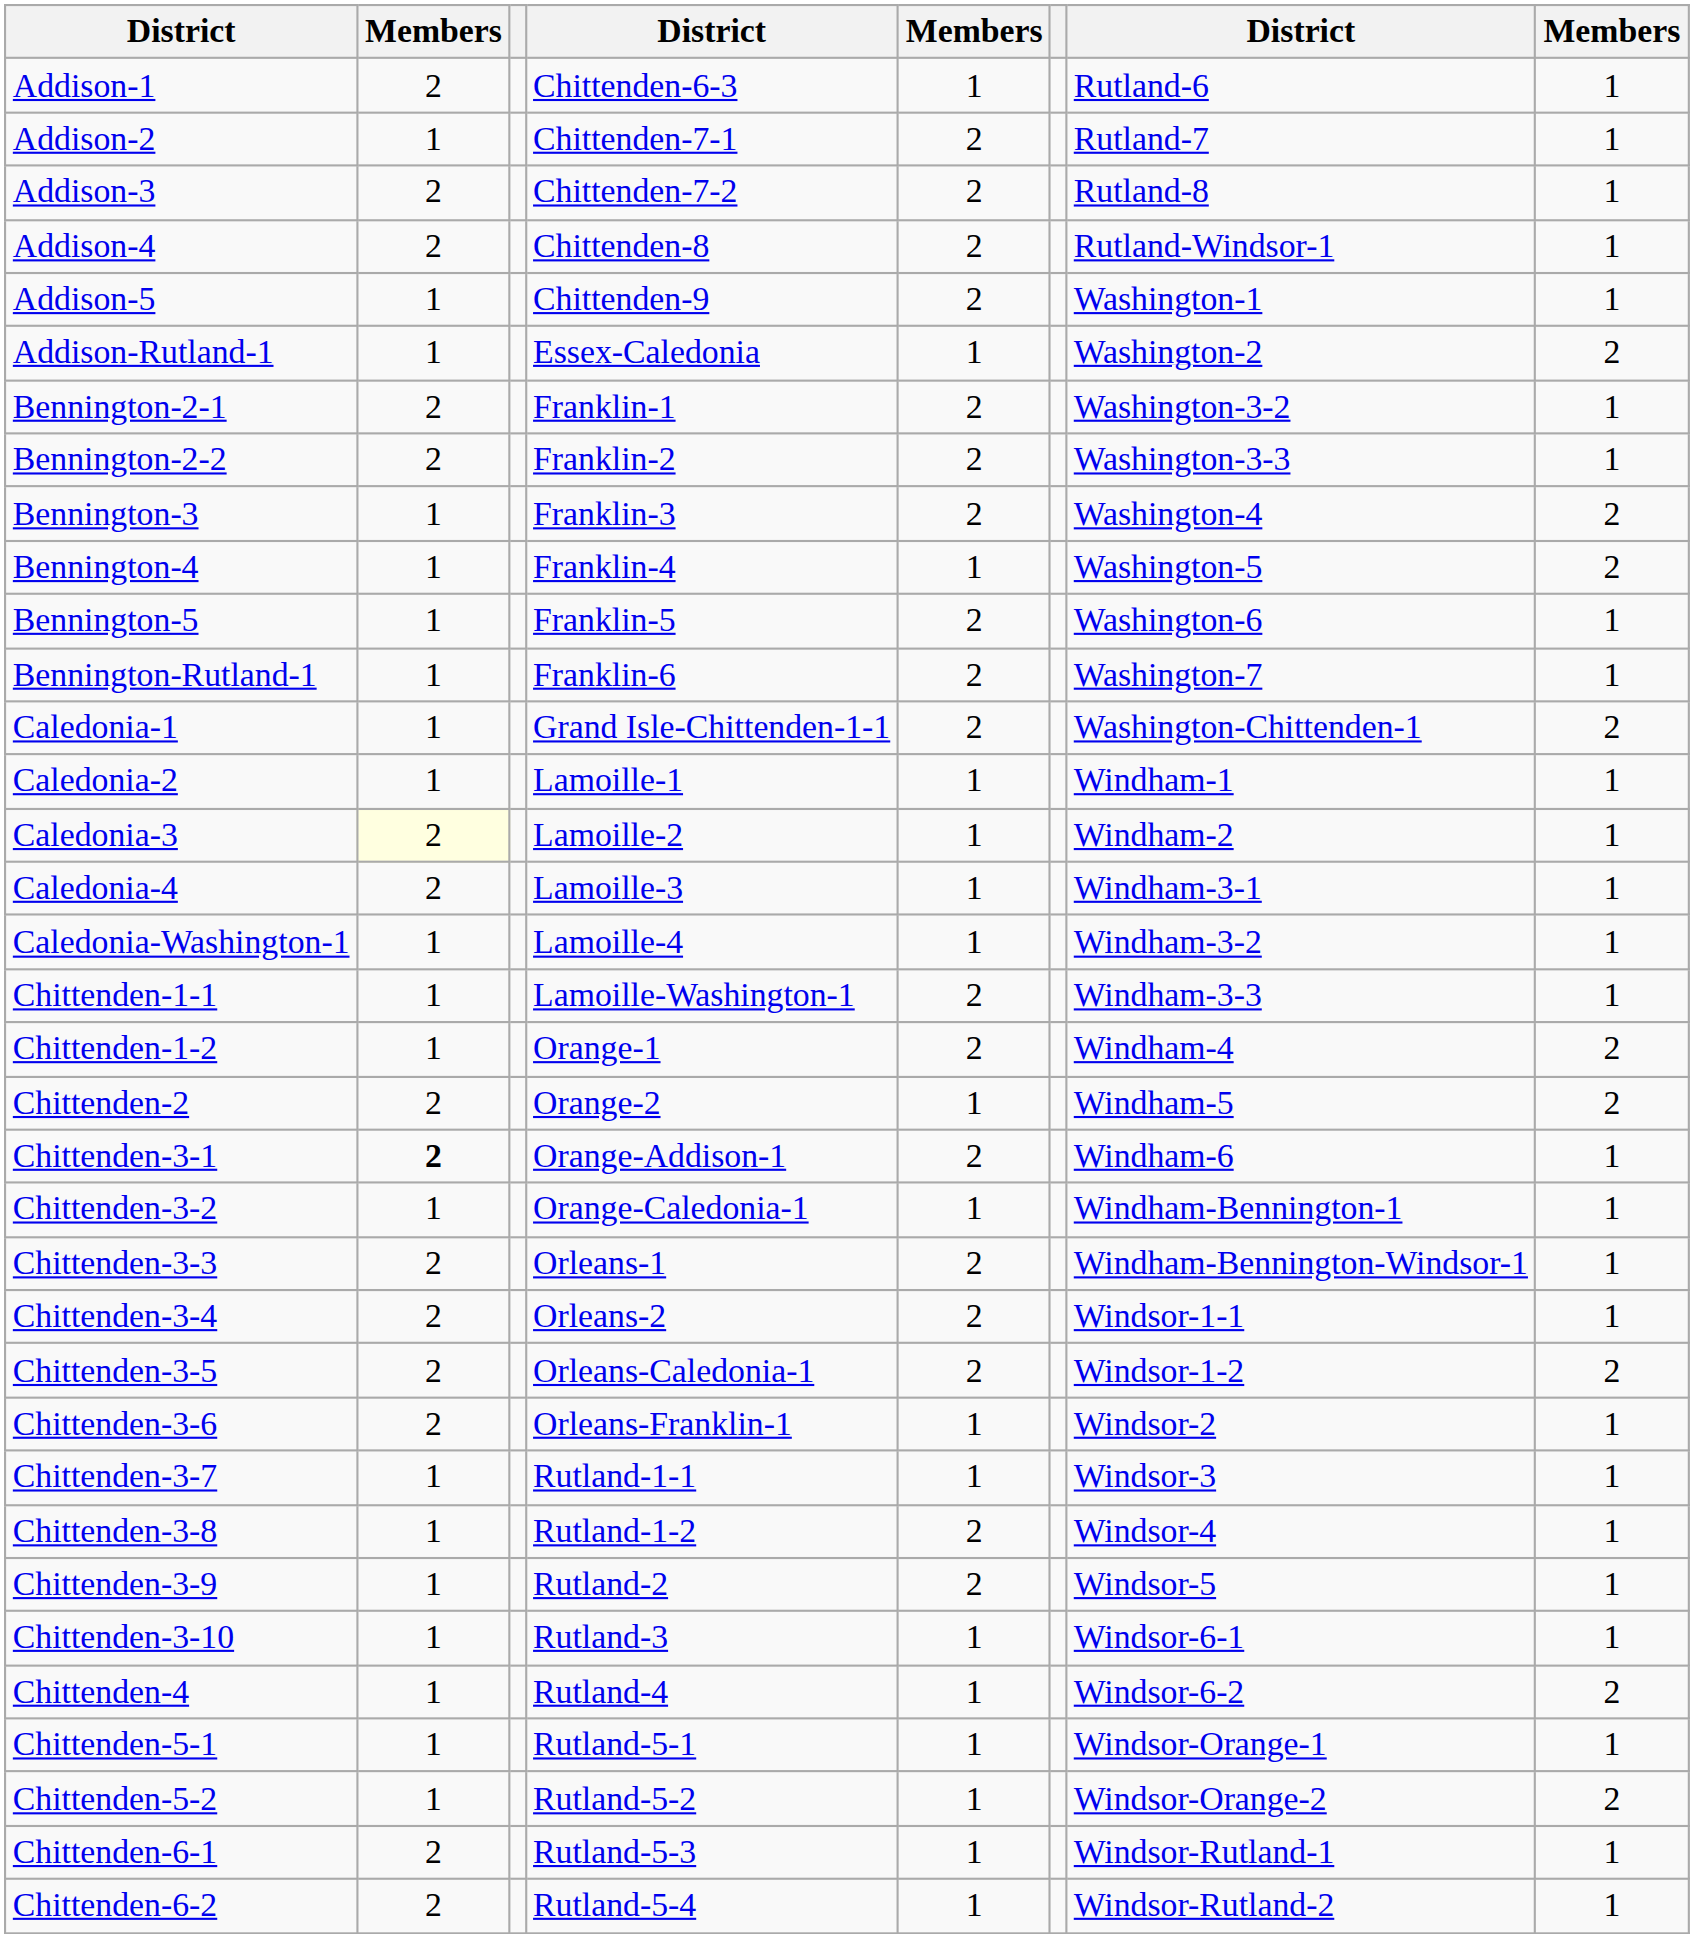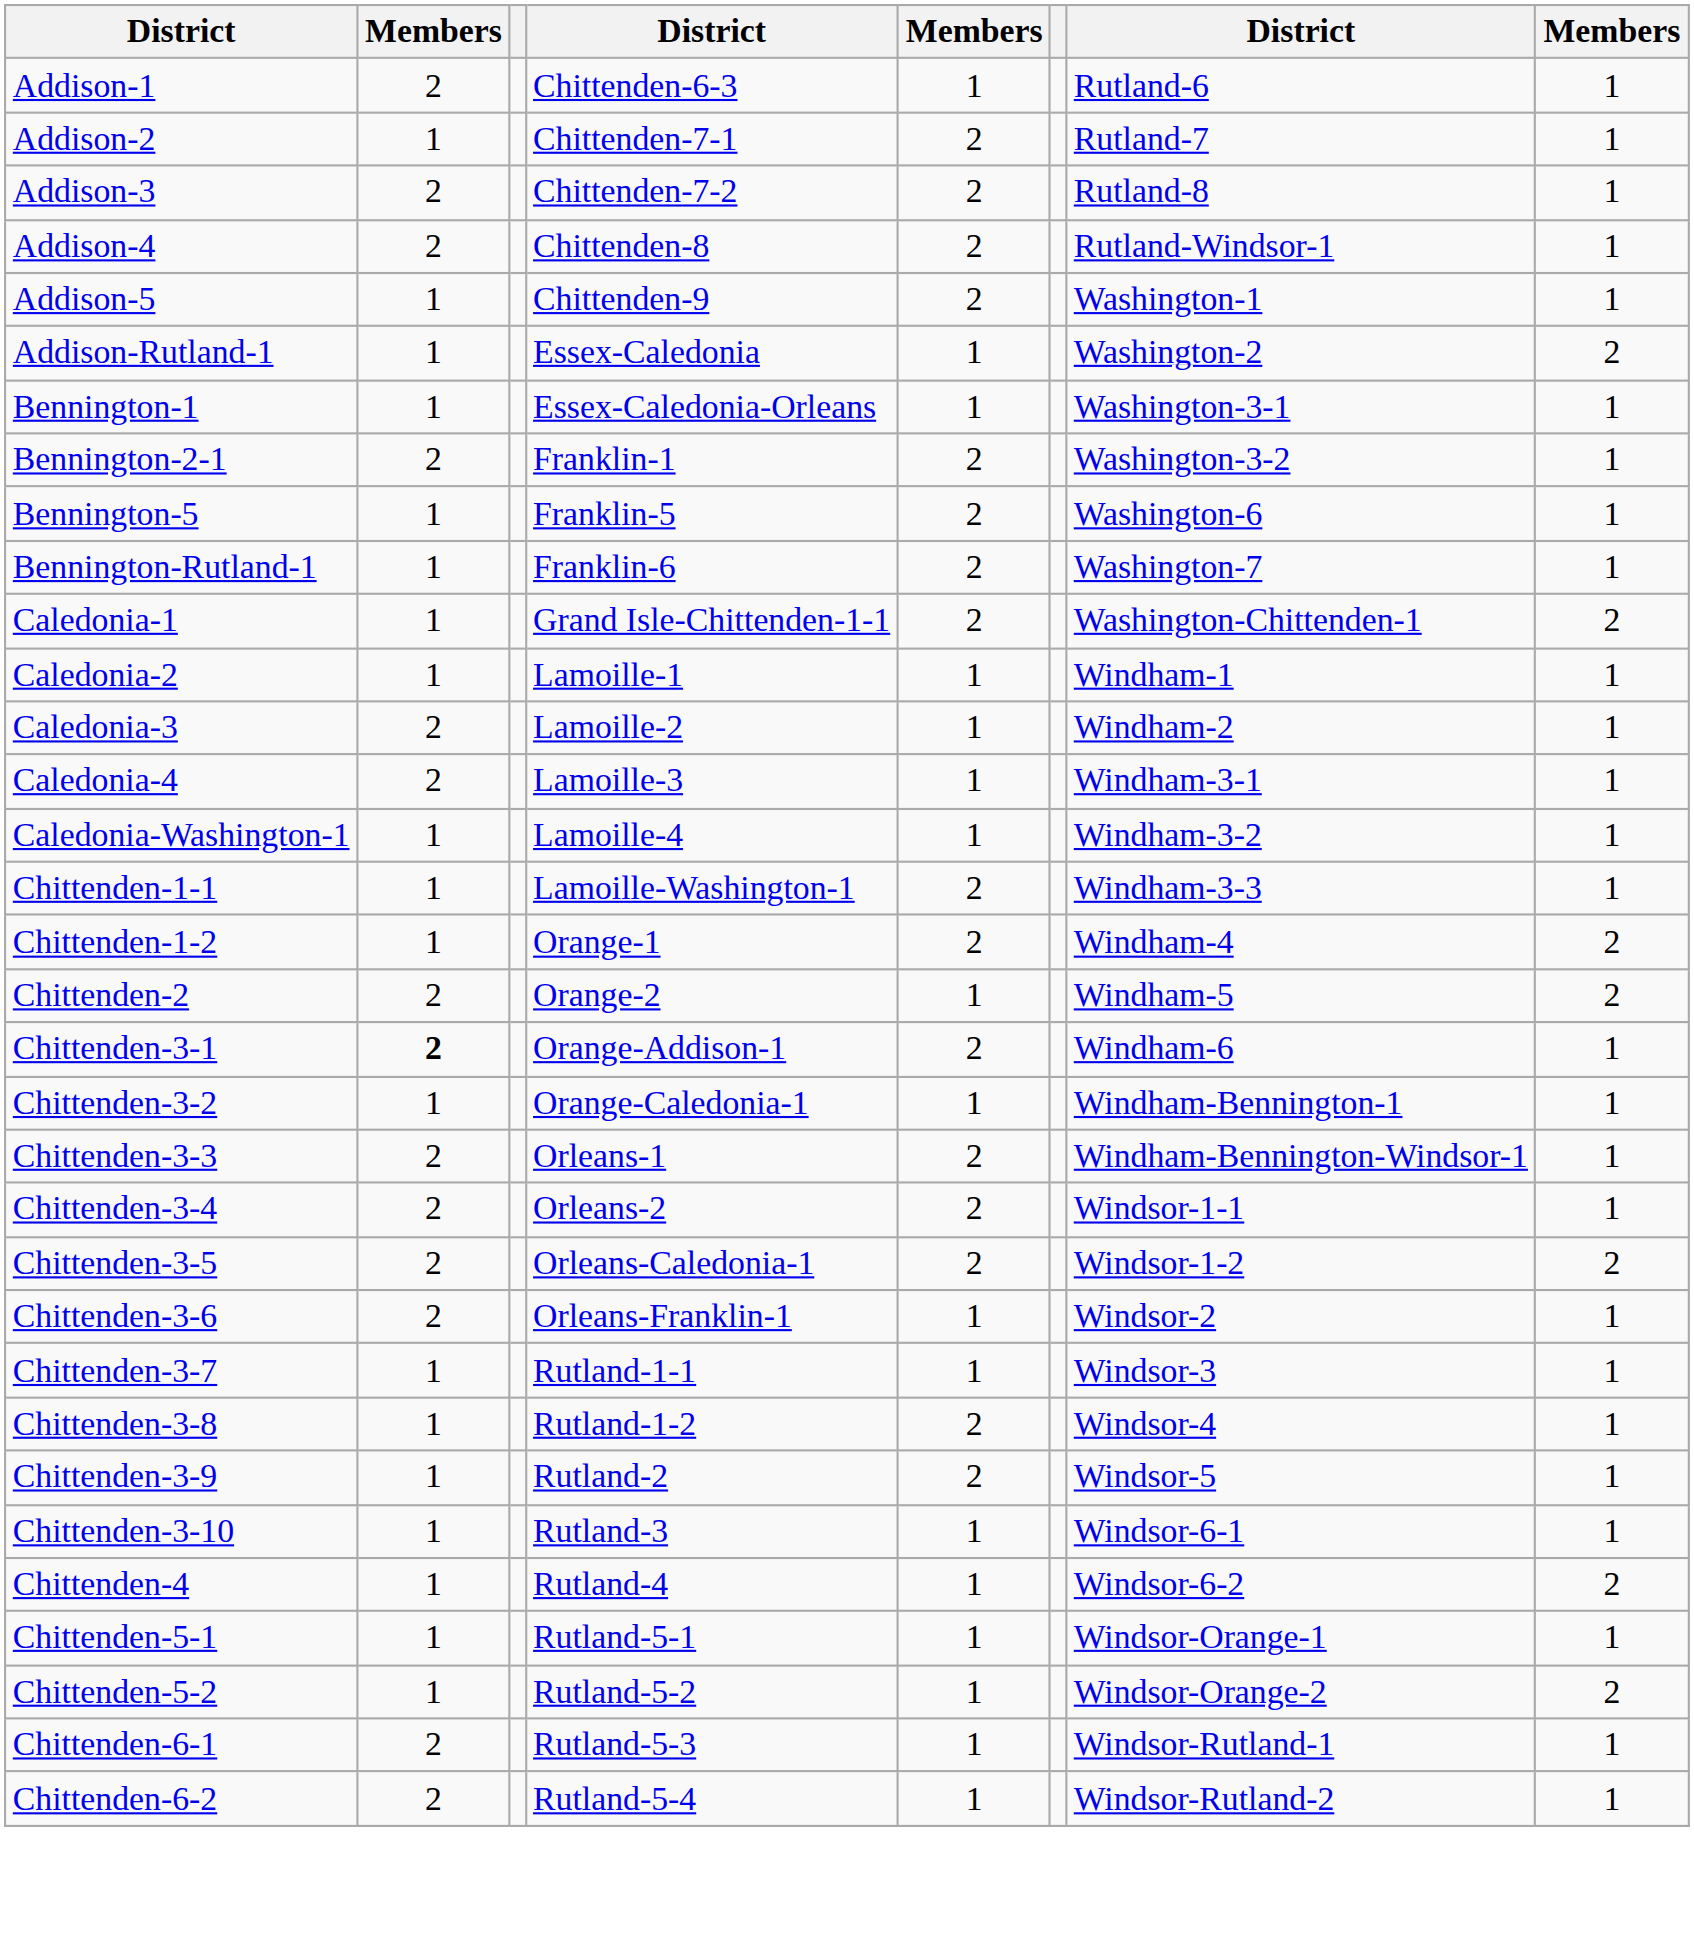+ row: (106, 406)
- row: (120, 459)
- row: (106, 513)
- row: (106, 566)
(433, 834) lightyellow background -> (433, 727) no background
